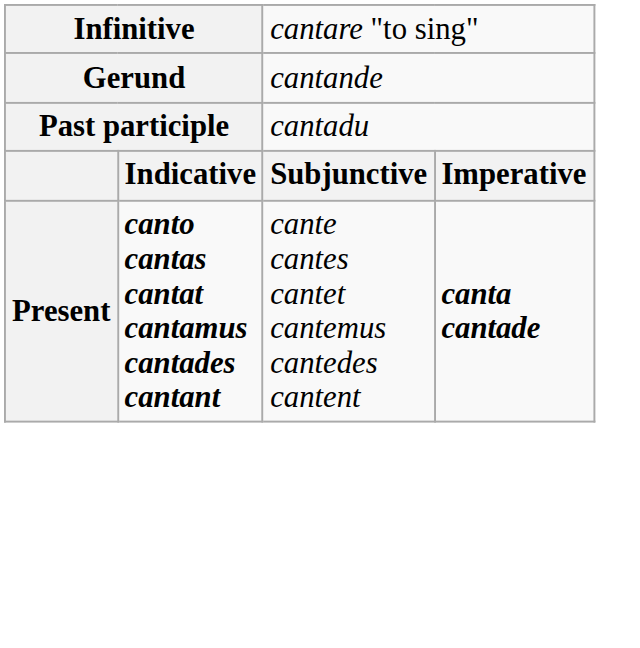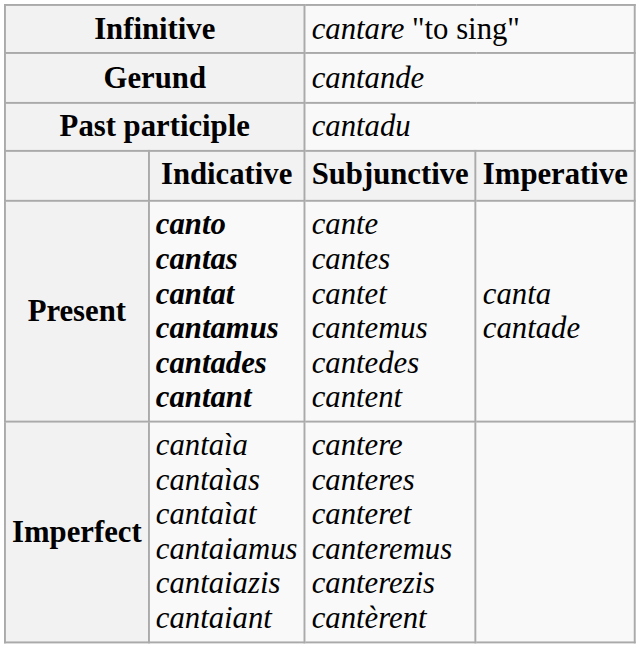(491, 310) bold -> (531, 310) normal
+ row: (77, 531)
